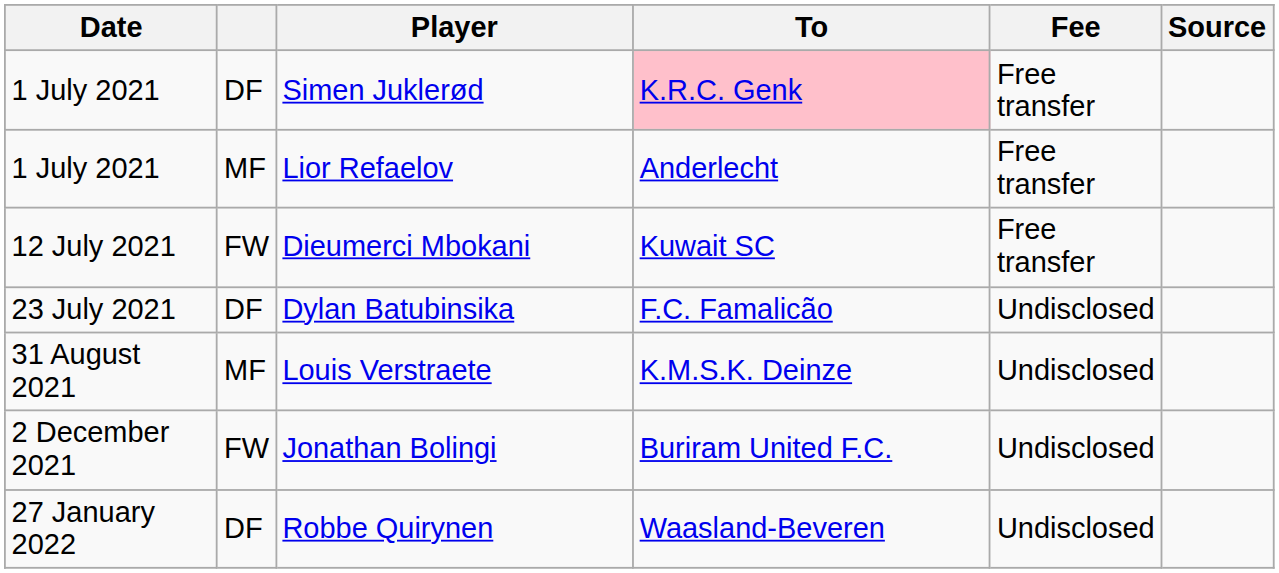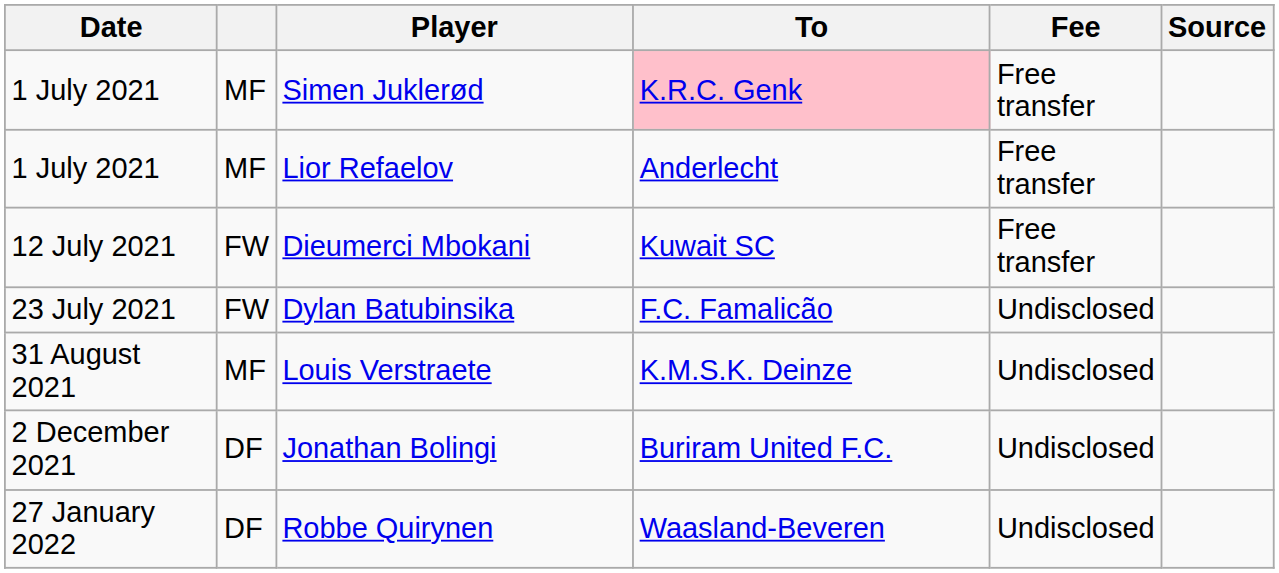(243, 89) DF -> (245, 89) MF
(243, 308) DF -> (247, 308) FW
(247, 449) FW -> (243, 449) DF
